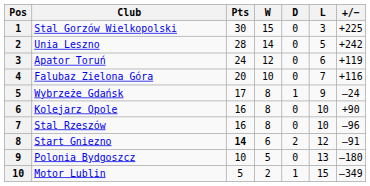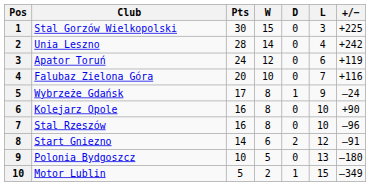(323, 45) 5 -> (323, 45) 4
(240, 141) bold -> (240, 141) normal
